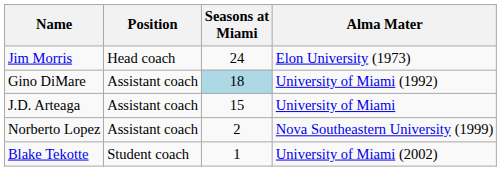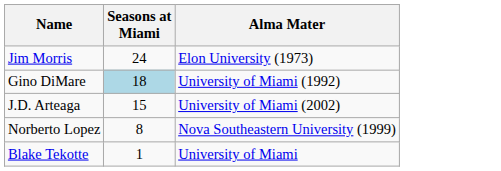- column: (153, 25)
(336, 106) University of Miami -> (259, 106) University of Miami (2002)
(237, 130) 2 -> (139, 130) 8
(357, 153) University of Miami (2002) -> (238, 153) University of Miami
